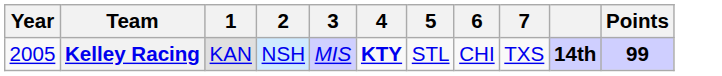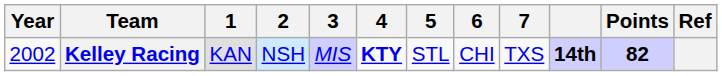+ column: (695, 21)
(32, 54) 2005 -> (32, 54) 2002
(637, 54) 99 -> (637, 54) 82
